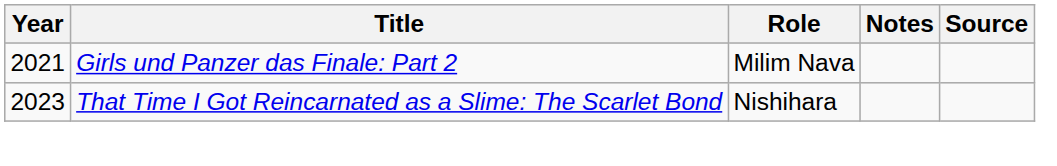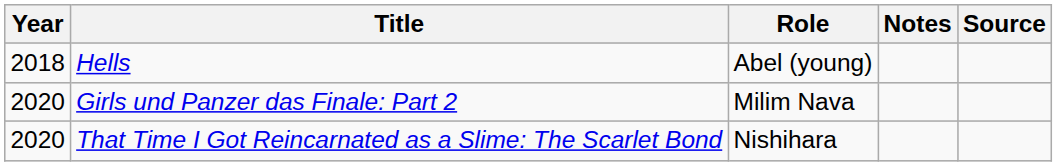+ row: (103, 62)
(38, 62) 2021 -> (38, 101) 2020
(38, 101) 2023 -> (38, 140) 2020
